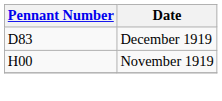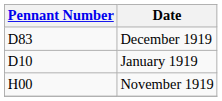+ row: (159, 61)
